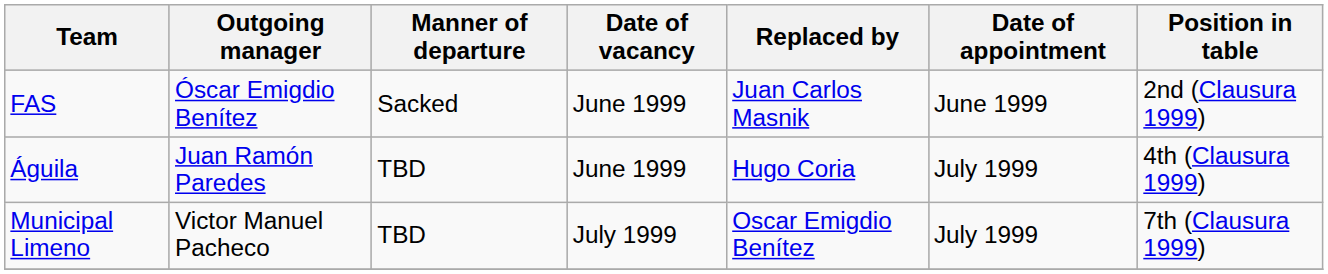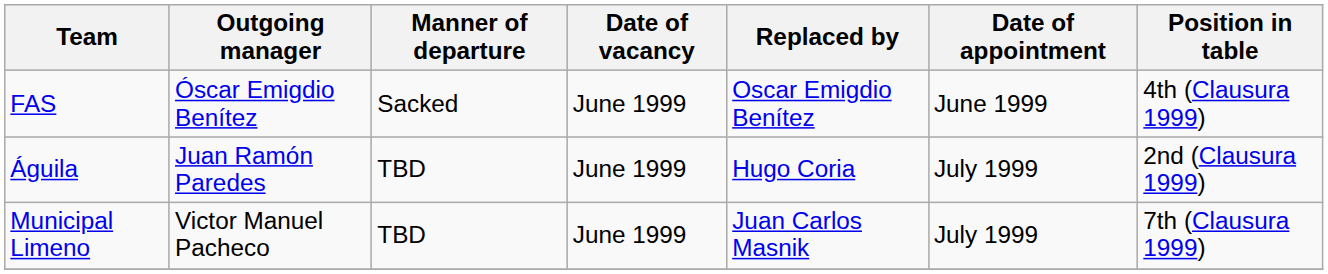(797, 103) Juan Carlos Masnik -> (812, 103) Oscar Emigdio Benítez
(1220, 103) 2nd (Clausura 1999) -> (1216, 103) 4th (Clausura 1999)
(1216, 169) 4th (Clausura 1999) -> (1220, 169) 2nd (Clausura 1999)
(625, 235) July 1999 -> (630, 235) June 1999
(812, 235) Oscar Emigdio Benítez -> (797, 235) Juan Carlos Masnik
